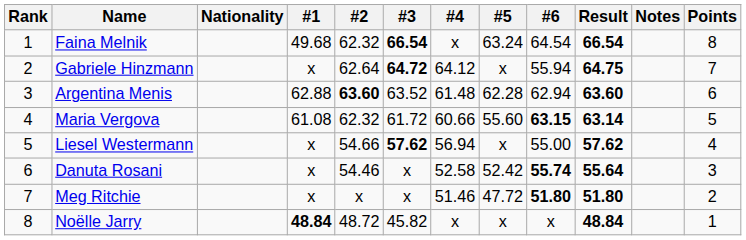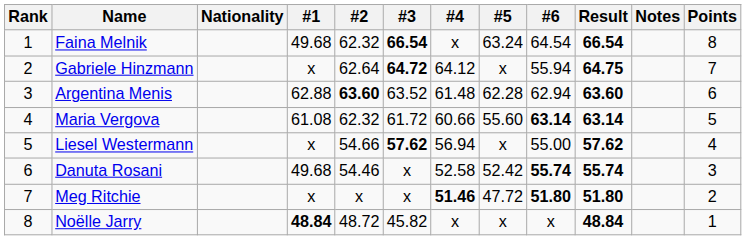(551, 119) 63.15 -> (551, 119) 63.14
(311, 171) x -> (311, 171) 49.68
(603, 171) 55.64 -> (603, 171) 55.74
(455, 196) normal -> (455, 196) bold
